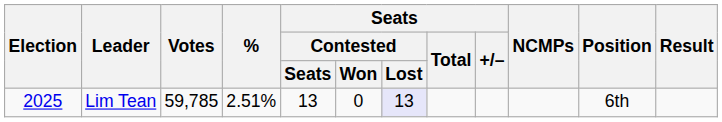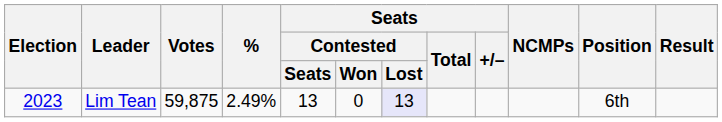(43, 102) 2025 -> (43, 102) 2023
(191, 102) 59,785 -> (191, 102) 59,875
(251, 102) 2.51% -> (251, 102) 2.49%
